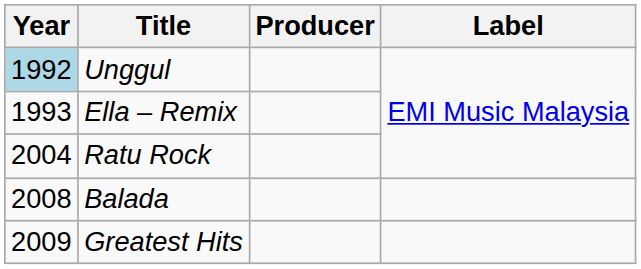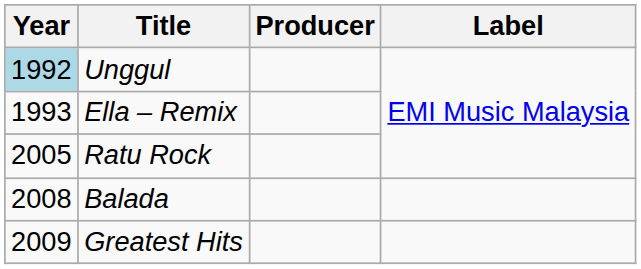(41, 155) 2004 -> (41, 155) 2005
